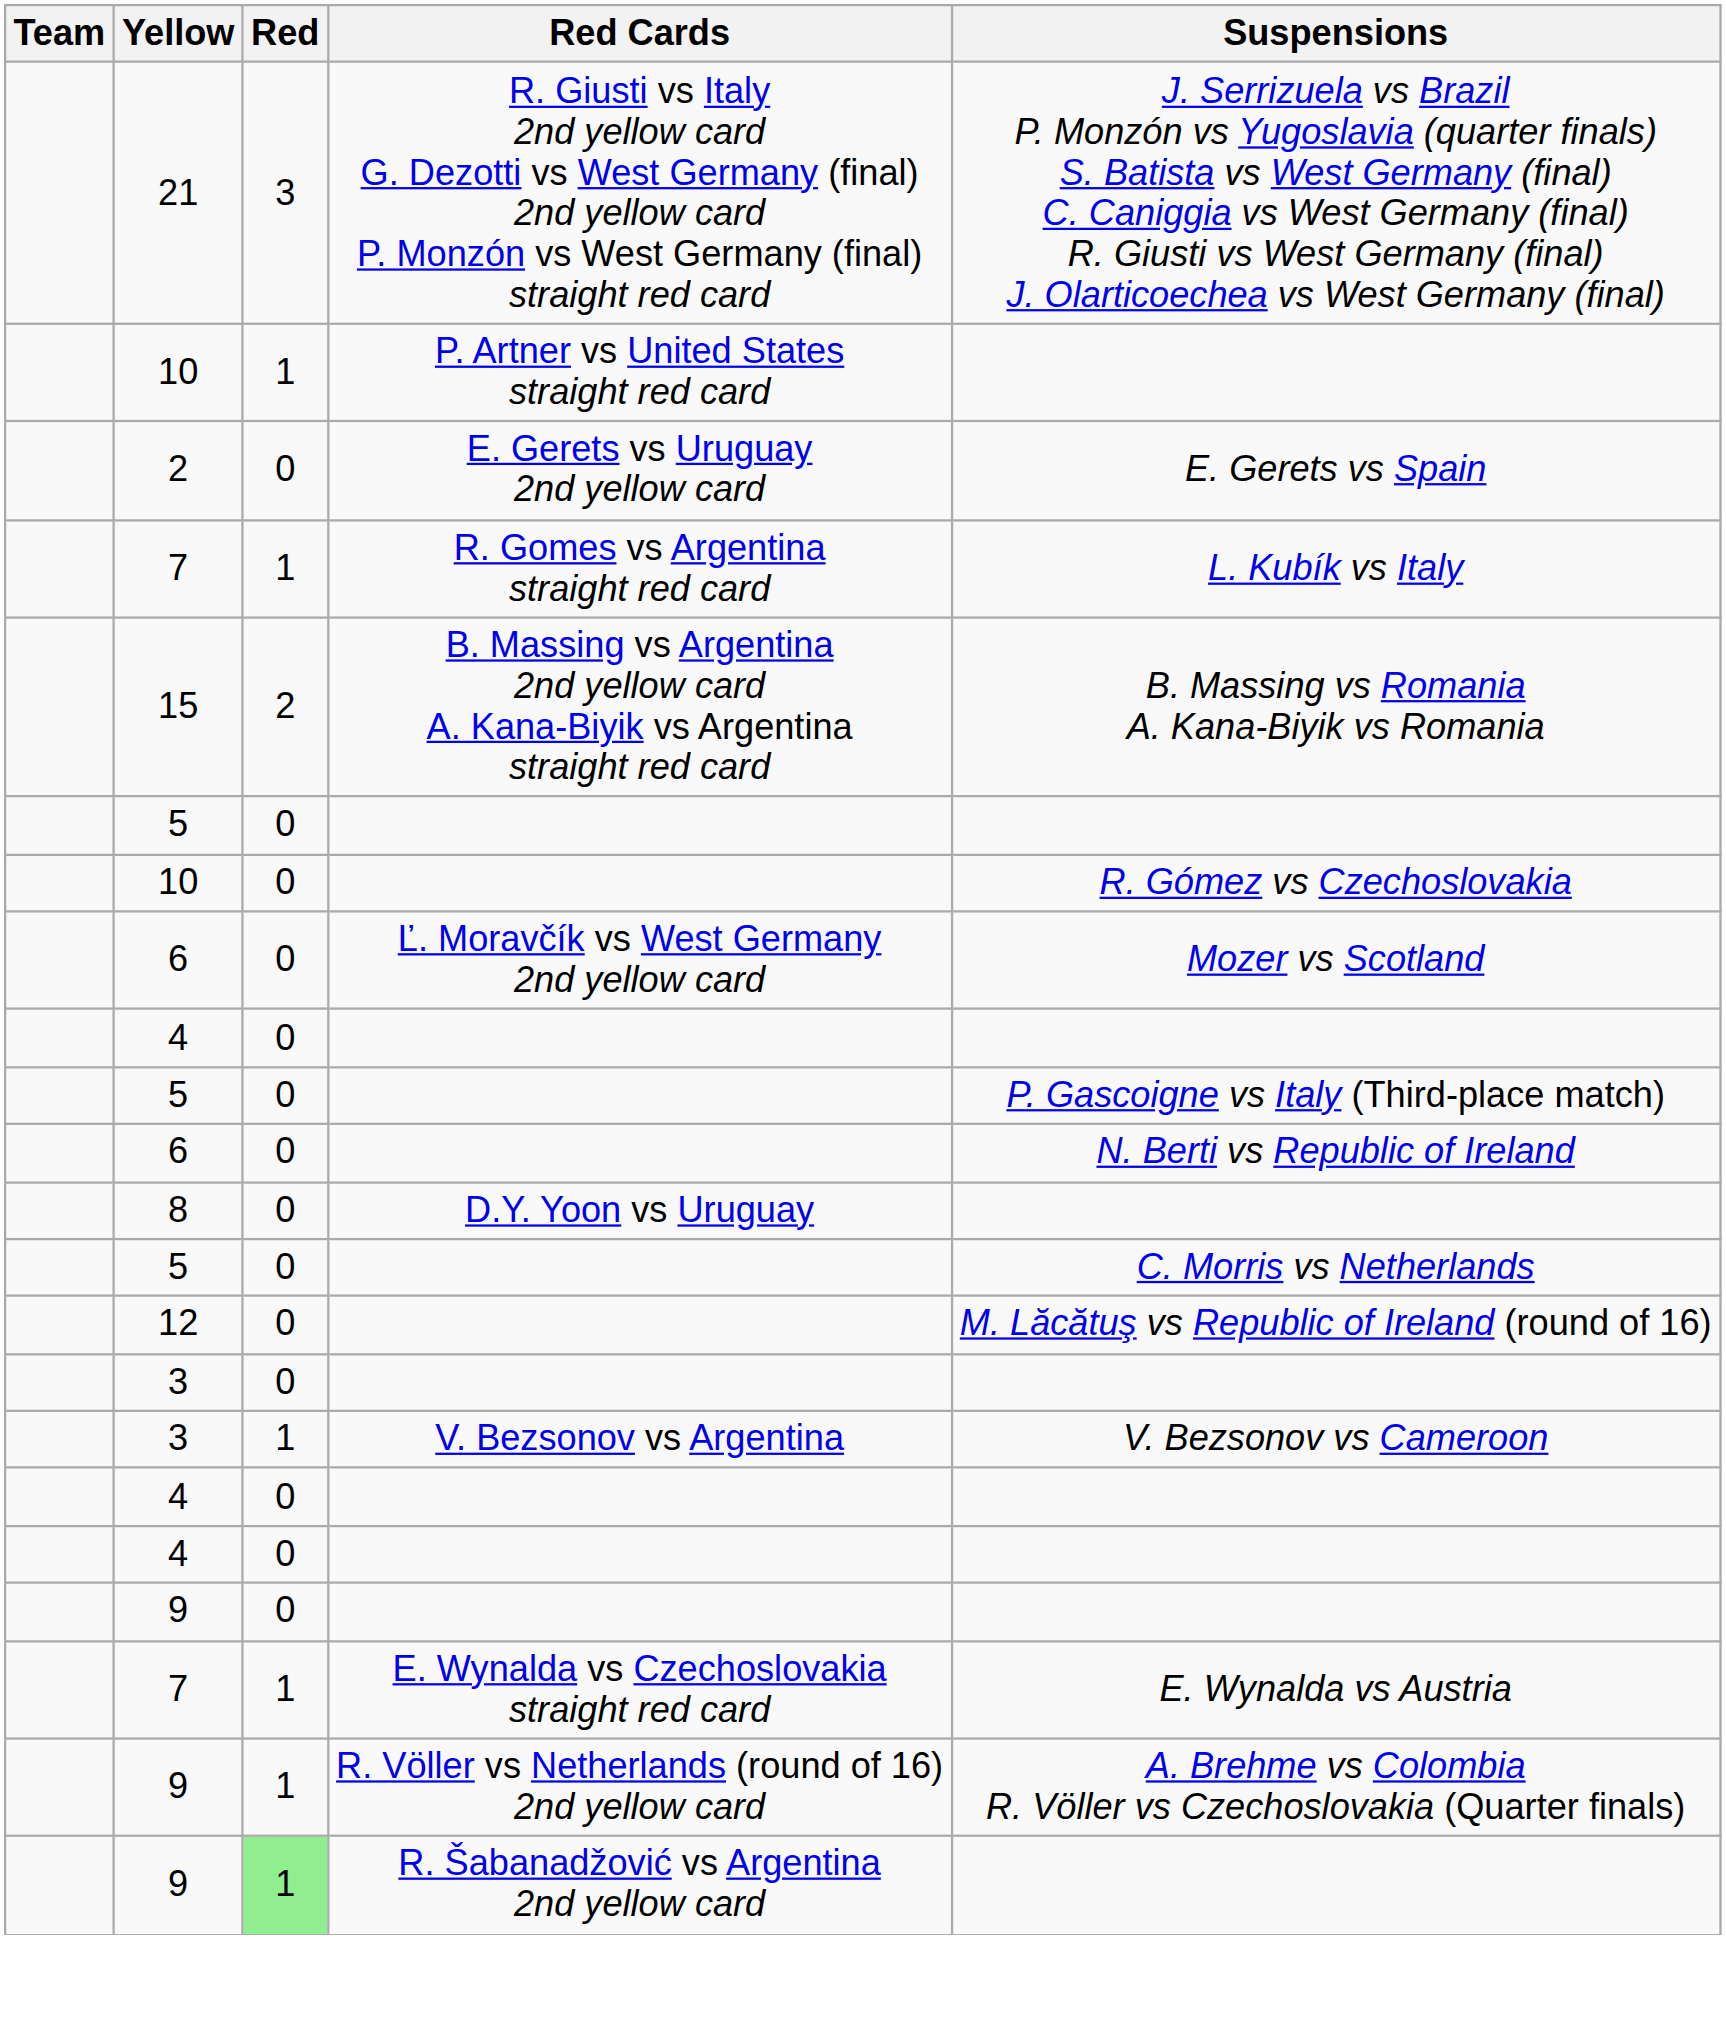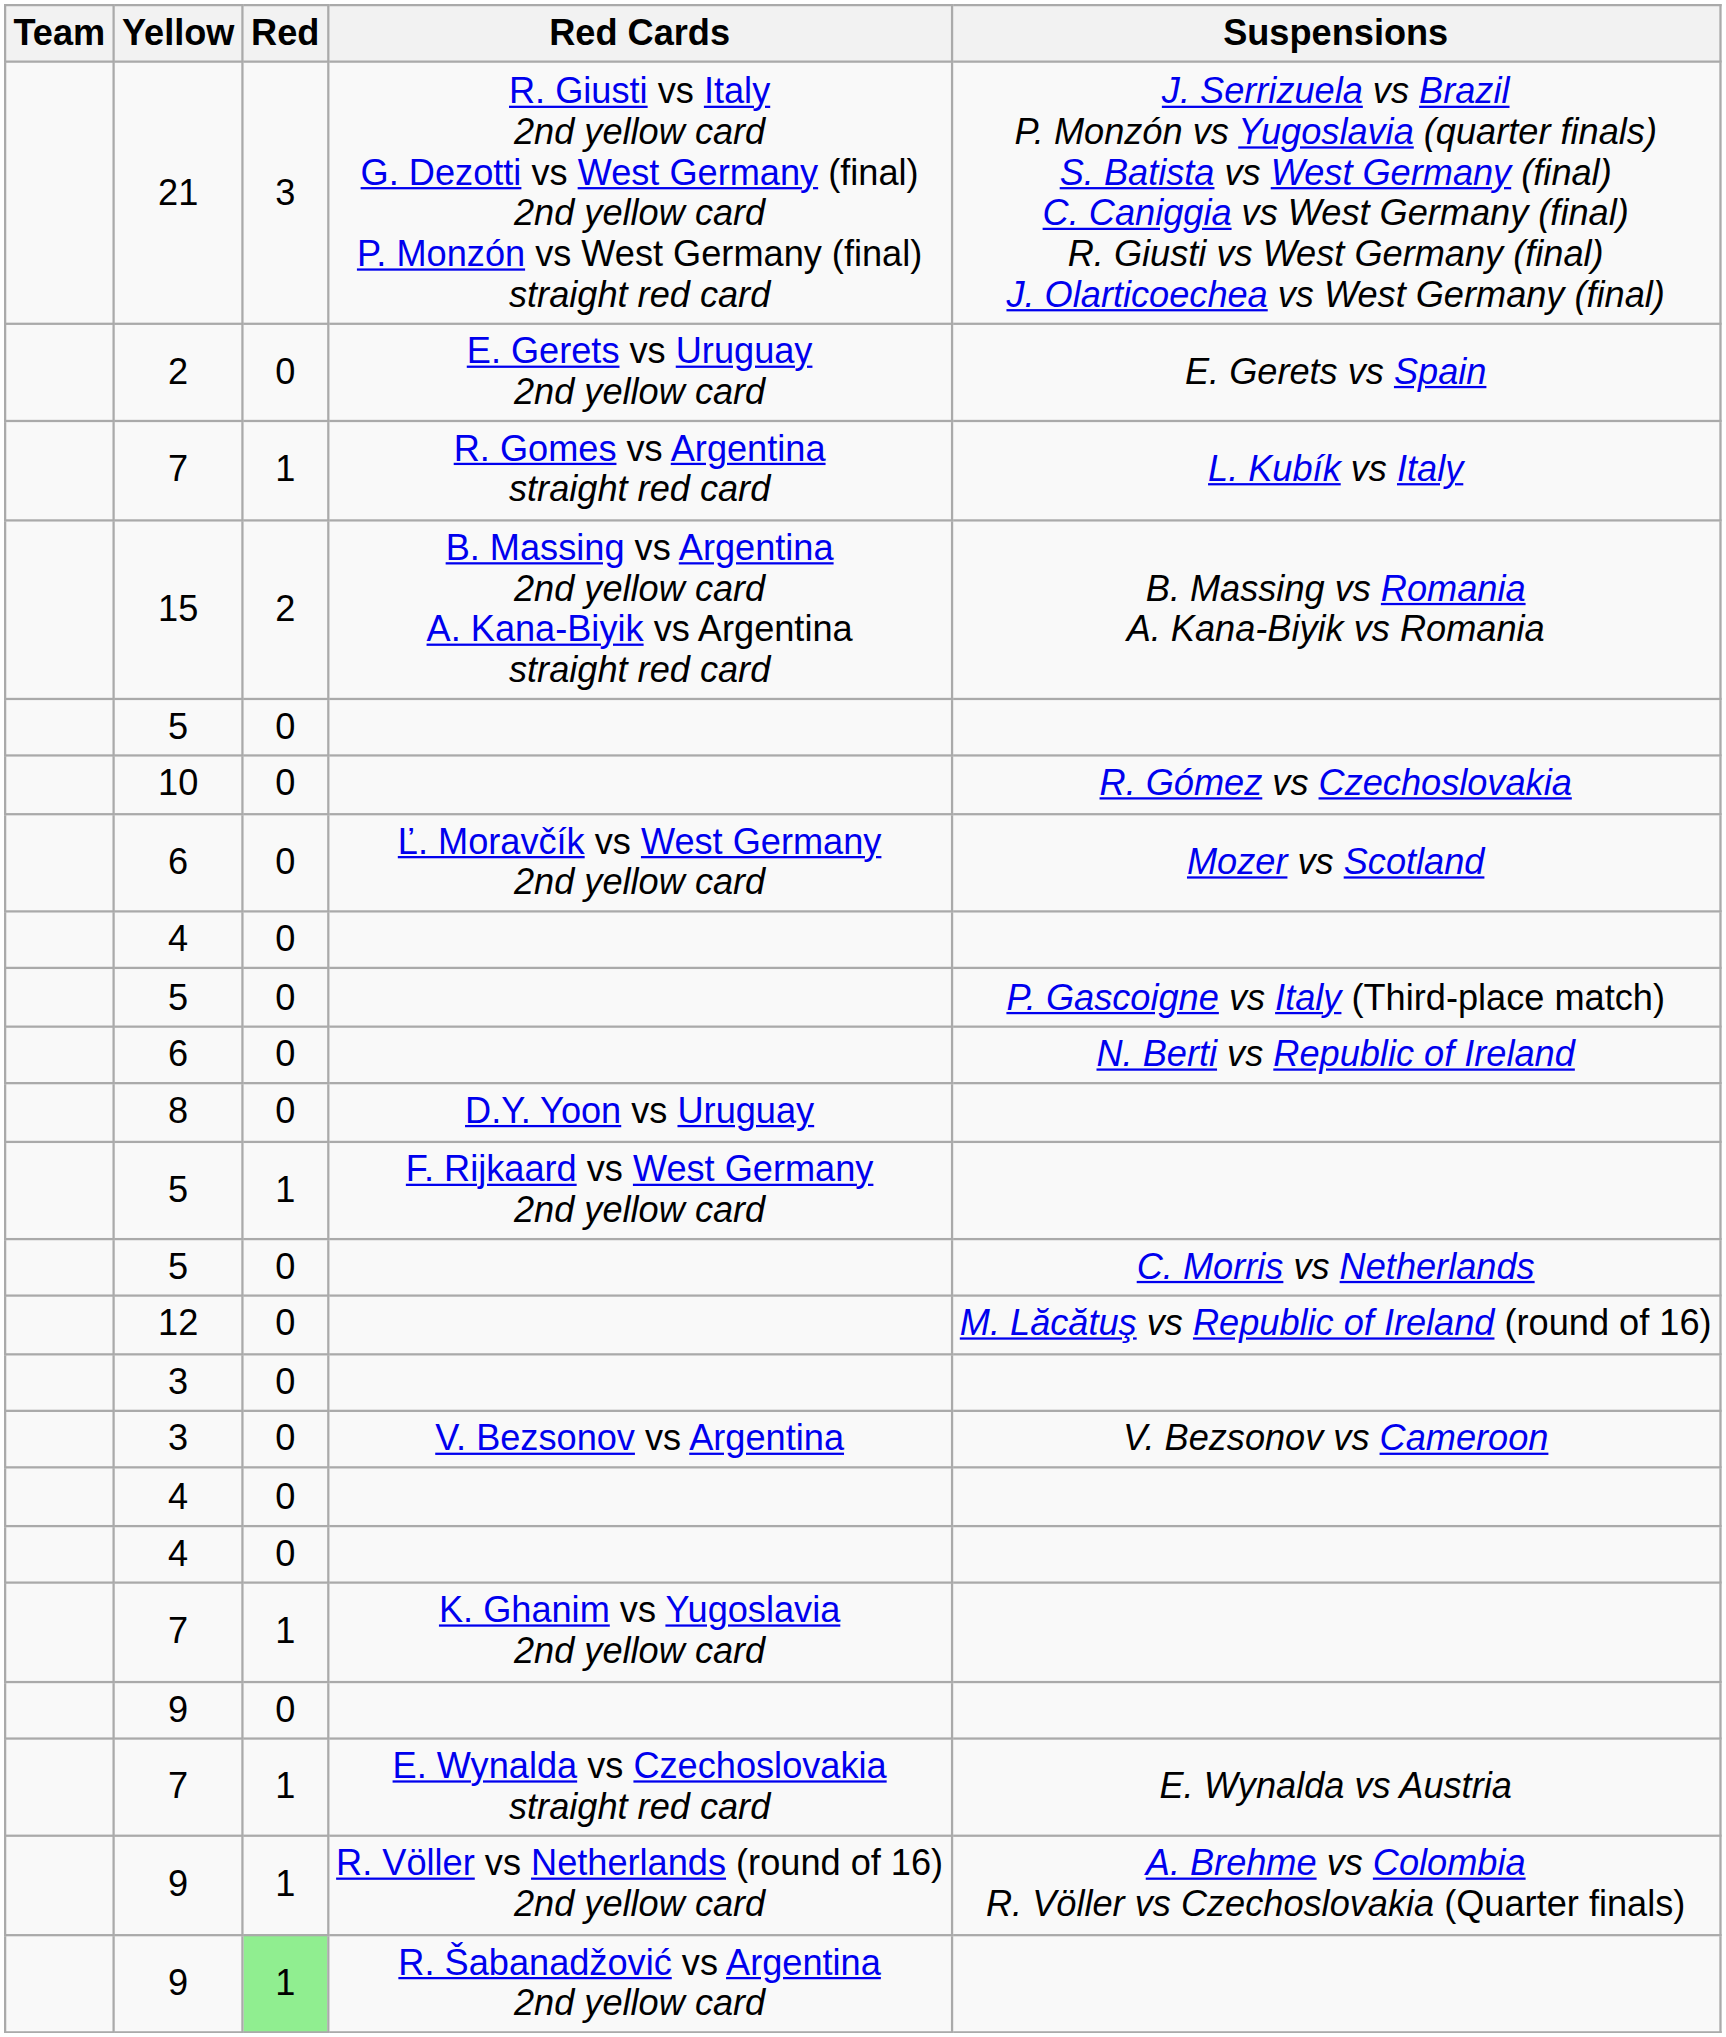- row: (178, 371)
+ row: (178, 1189)
(285, 1438) 1 -> (285, 1438) 0
+ row: (178, 1631)
